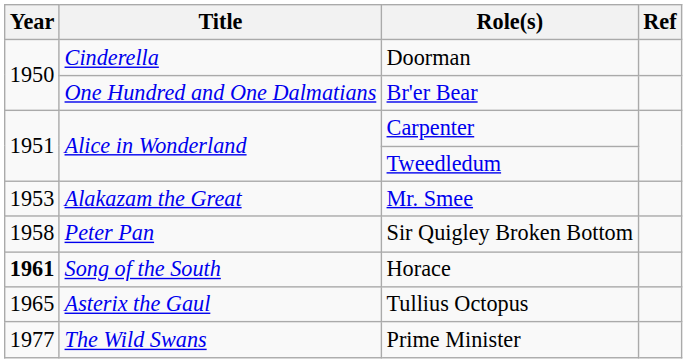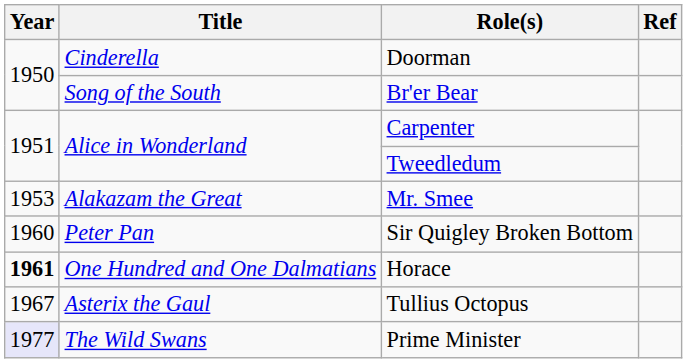(220, 92) One Hundred and One Dalmatians -> (143, 92) Song of the South
(32, 233) 1958 -> (32, 233) 1960
(143, 269) Song of the South -> (220, 269) One Hundred and One Dalmatians
(32, 304) 1965 -> (32, 304) 1967
(32, 339) no background -> (32, 339) lavender background
